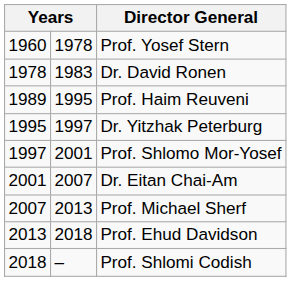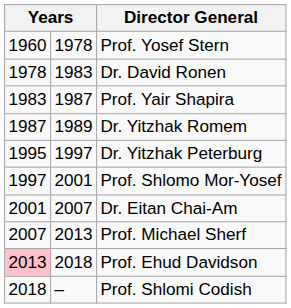+ row: (167, 99)
+ row: (174, 126)
- row: (175, 99)
(28, 235) no background -> (28, 262) pink background
